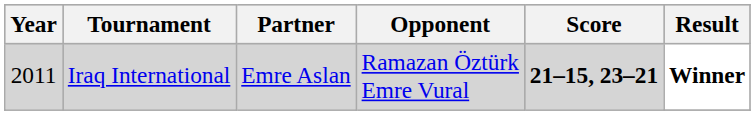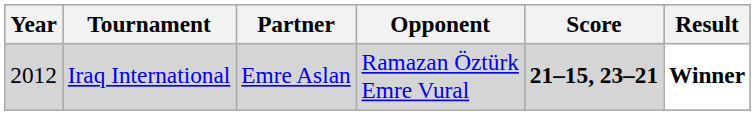(34, 76) 2011 -> (34, 76) 2012
